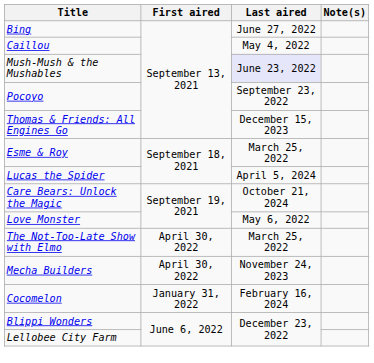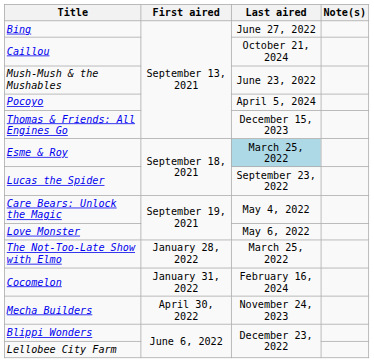(276, 46) May 4, 2022 -> (276, 52) October 21, 2024
(276, 68) lavender background -> (276, 80) no background
(276, 96) September 23, 2022 -> (276, 102) April 5, 2024
(276, 153) no background -> (276, 153) lightblue background
(276, 175) April 5, 2024 -> (276, 181) September 23, 2022
(276, 198) October 21, 2024 -> (276, 209) May 4, 2022
(186, 242) April 30, 2022 -> (186, 254) January 28, 2022
rows swapped: (34, 299) <-> (50, 270)
